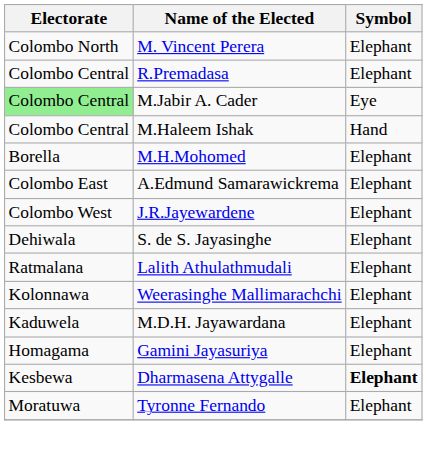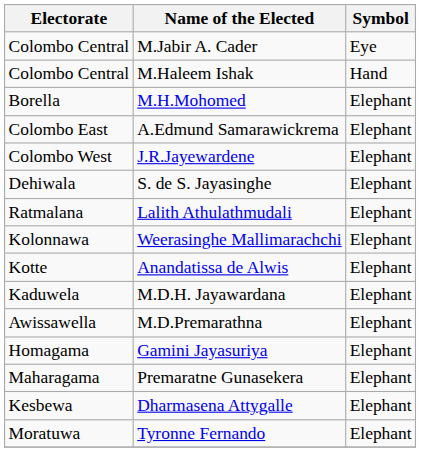- row: (201, 45)
- row: (183, 73)
(69, 101) lightgreen background -> (69, 45) no background
+ row: (213, 267)
+ row: (200, 322)
+ row: (220, 377)
(384, 377) bold -> (381, 405) normal
